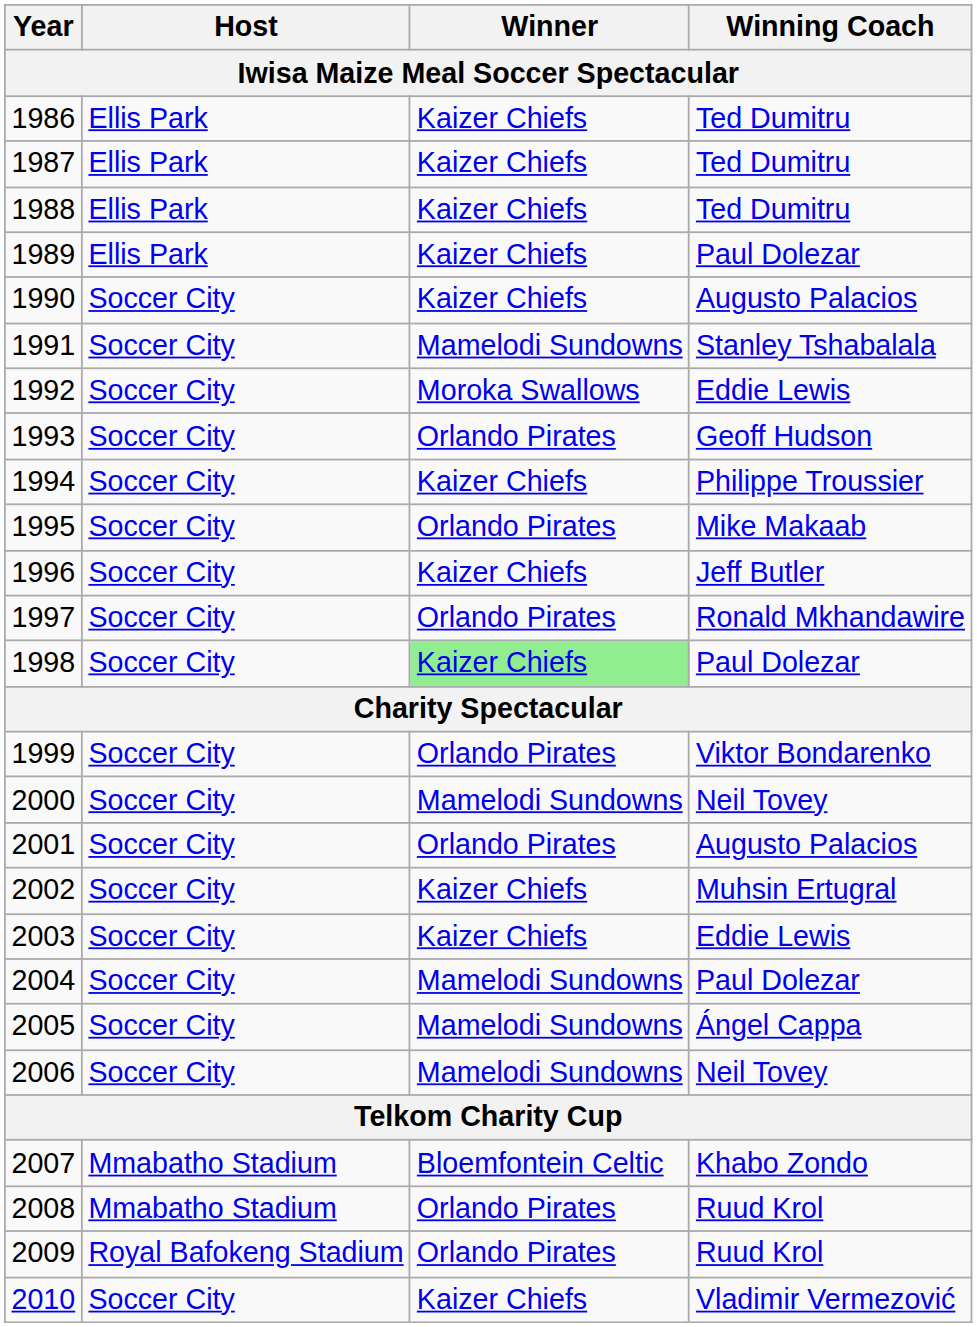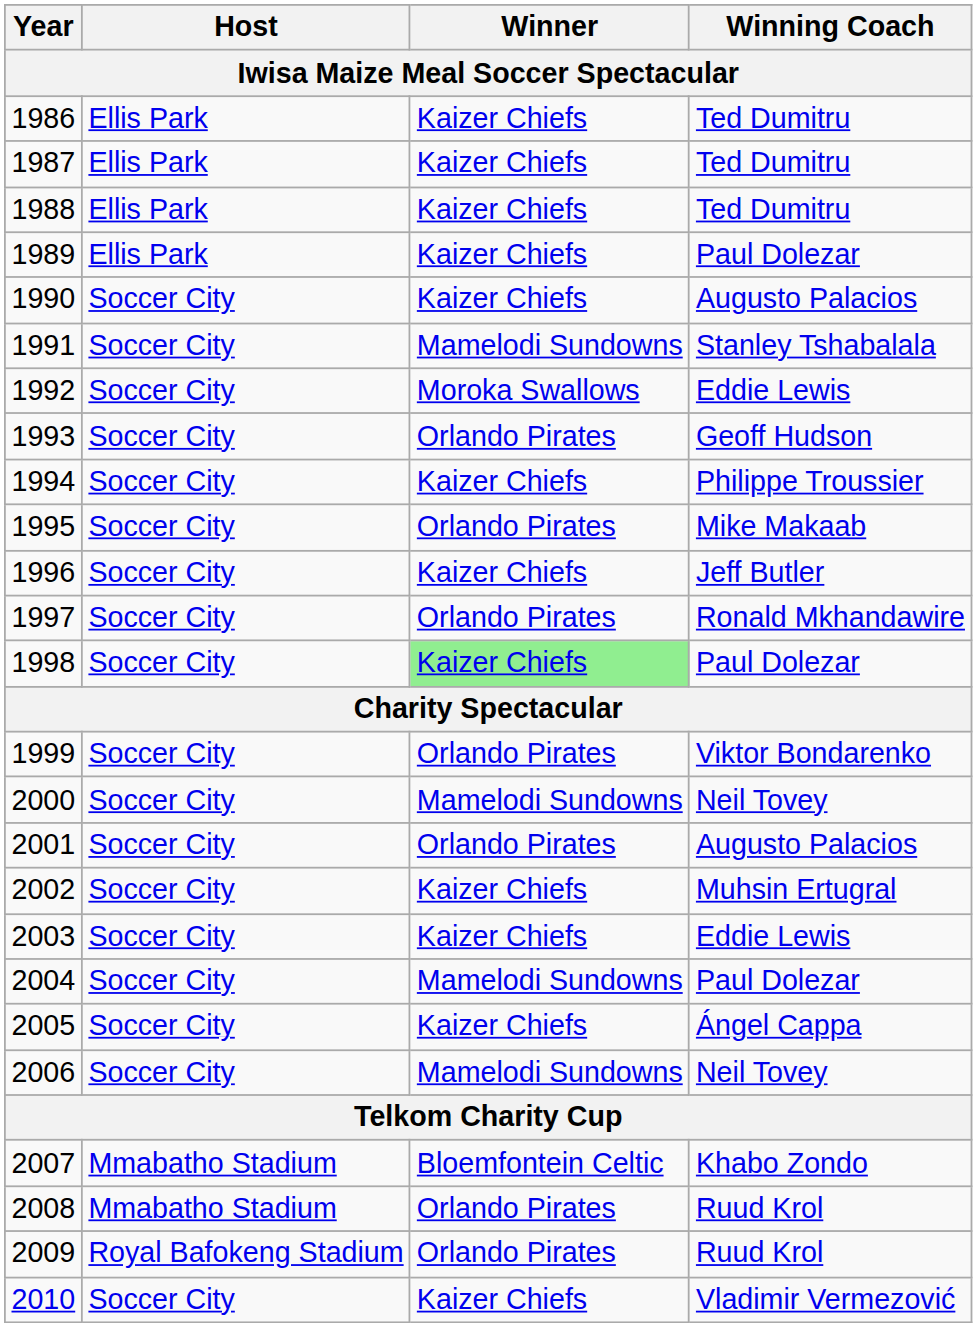(550, 1026) Mamelodi Sundowns -> (502, 1026) Kaizer Chiefs
